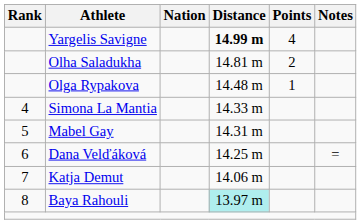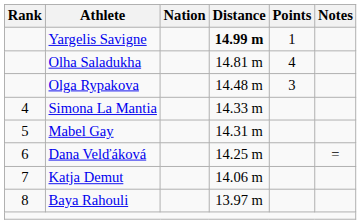(292, 39) 4 -> (292, 39) 1
(292, 62) 2 -> (292, 62) 4
(292, 85) 1 -> (292, 85) 3
(239, 200) paleturquoise background -> (239, 200) no background
